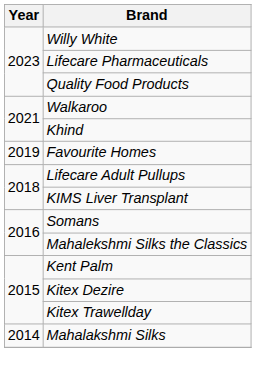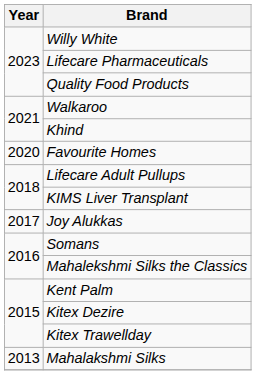(24, 152) 2019 -> (24, 152) 2020
+ row: (85, 221)
(24, 335) 2014 -> (24, 358) 2013
